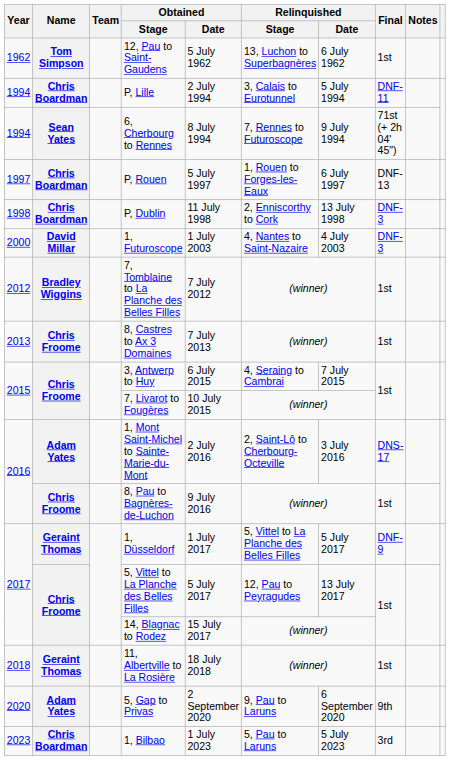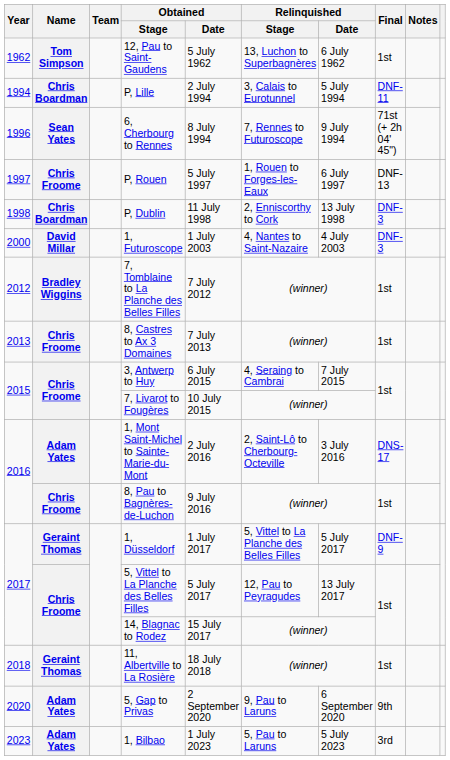(19, 133) 1994 -> (19, 133) 1996
(61, 179) Chris Boardman -> (61, 179) Chris Froome
(61, 740) Chris Boardman -> (61, 740) Adam Yates
